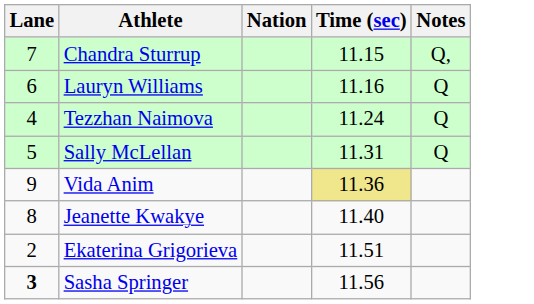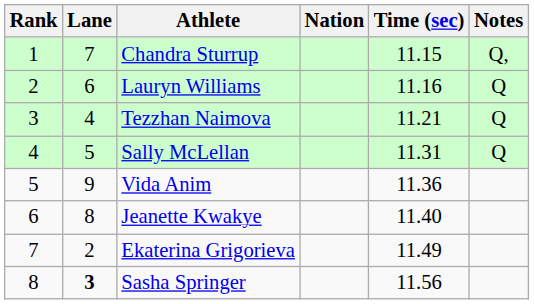+ column: (33, 20)
(361, 119) 11.24 -> (419, 119) 11.21
(361, 184) khaki background -> (419, 184) no background
(361, 250) 11.51 -> (419, 250) 11.49
